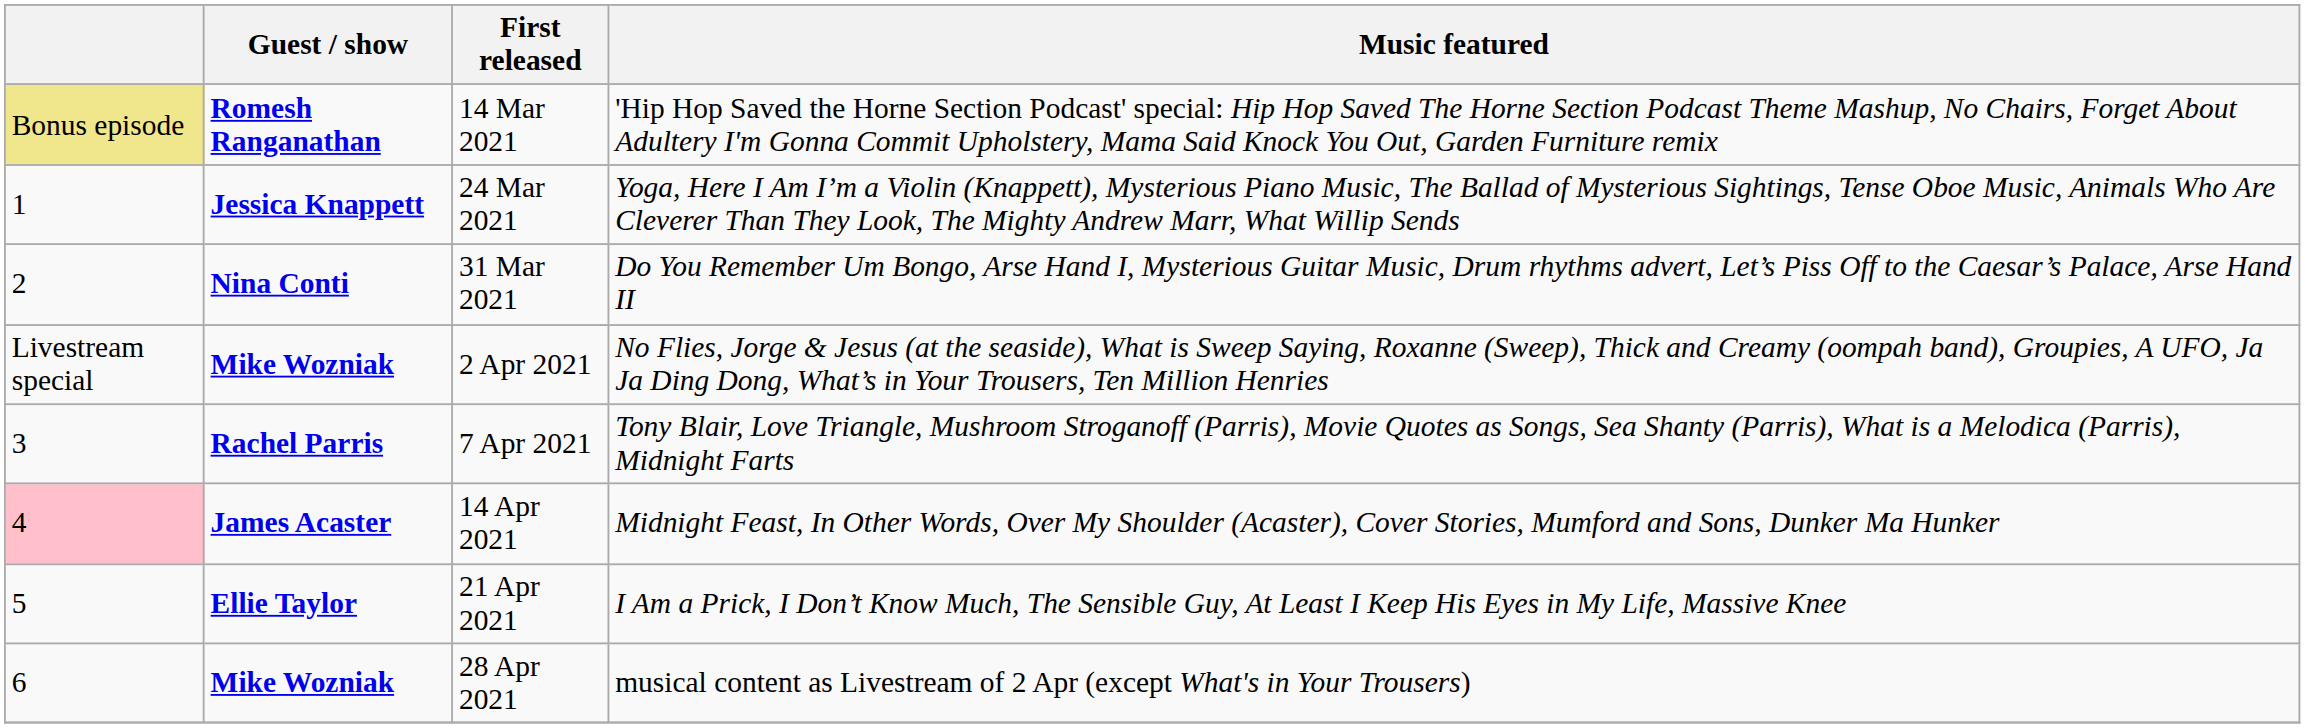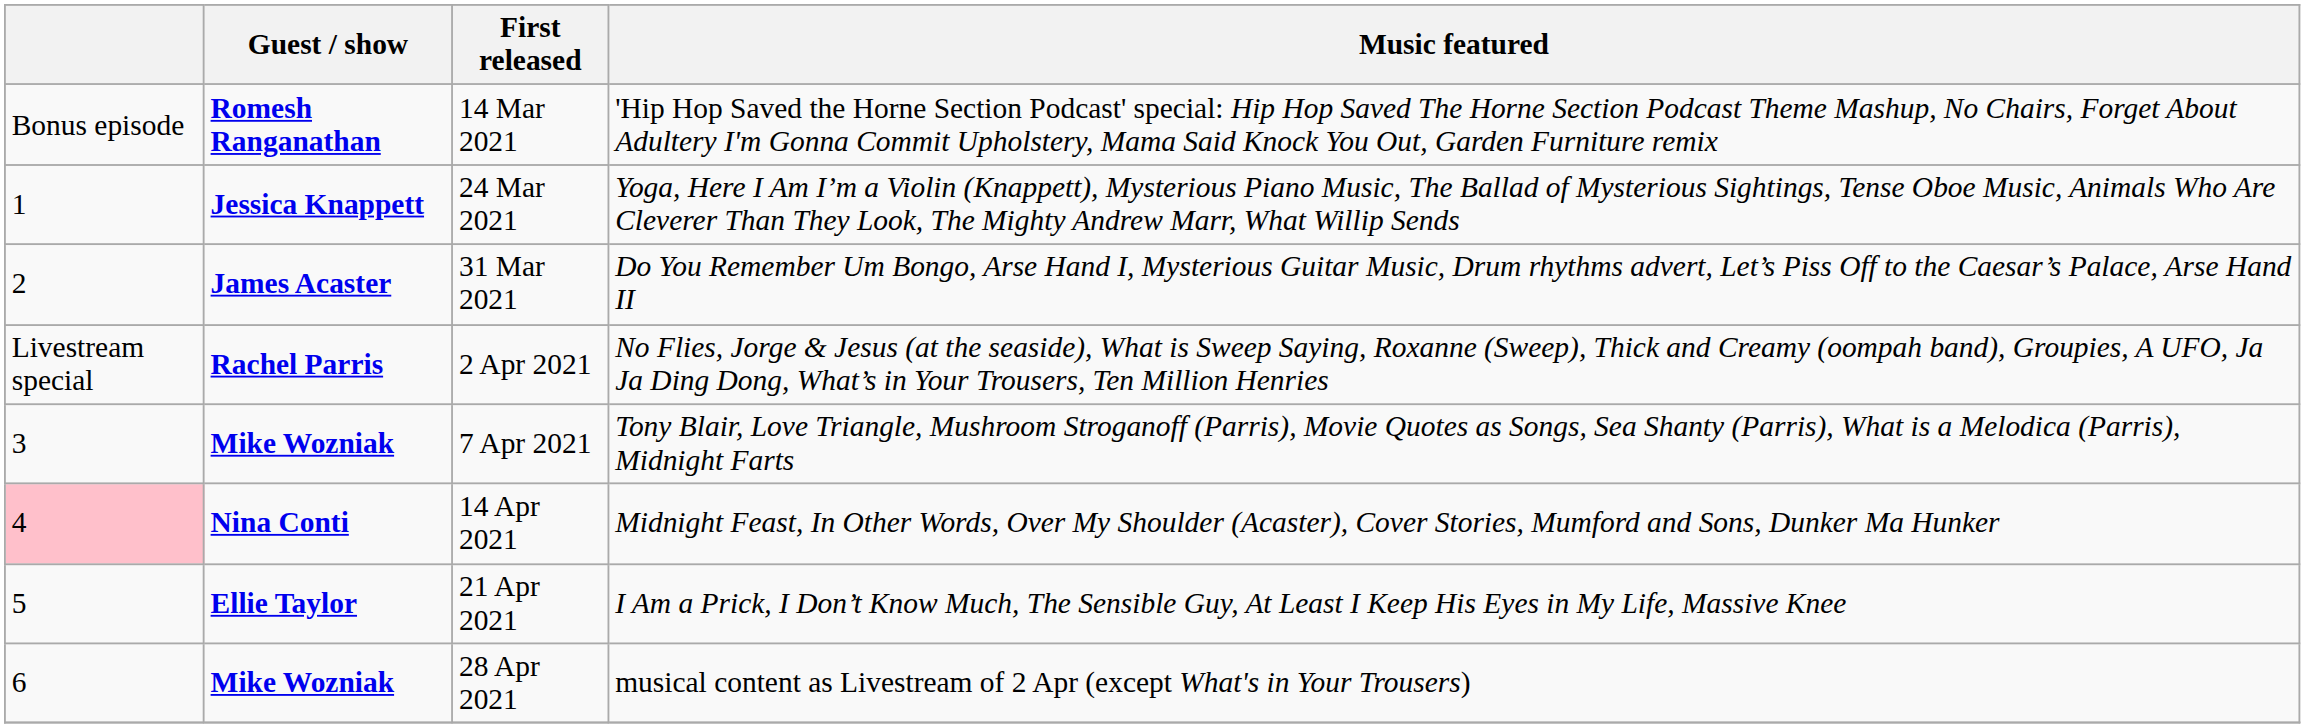(98, 124) khaki background -> (98, 124) no background
(280, 283) Nina Conti -> (301, 283) James Acaster
(302, 363) Mike Wozniak -> (297, 363) Rachel Parris
(297, 443) Rachel Parris -> (302, 443) Mike Wozniak
(301, 523) James Acaster -> (280, 523) Nina Conti
